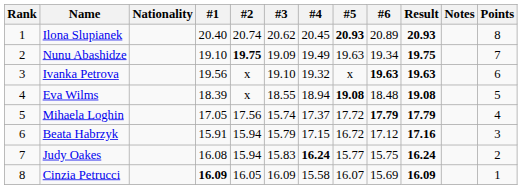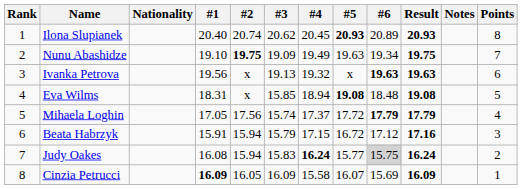(281, 74) 19.10 -> (281, 74) 19.13
(213, 94) 18.39 -> (213, 94) 18.31
(281, 94) 18.55 -> (281, 94) 15.85
(384, 154) no background -> (384, 154) lightgrey background
